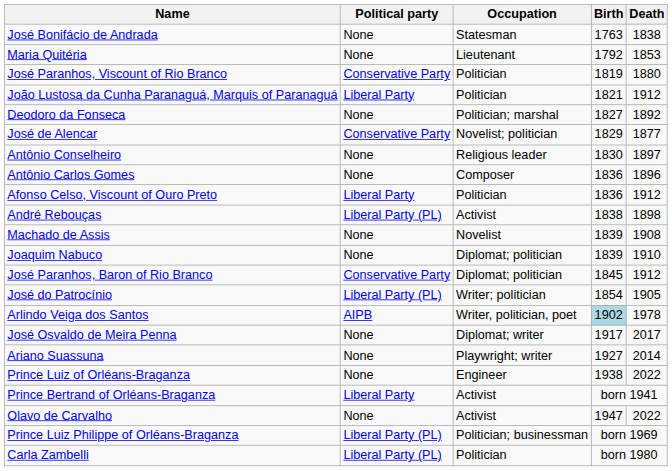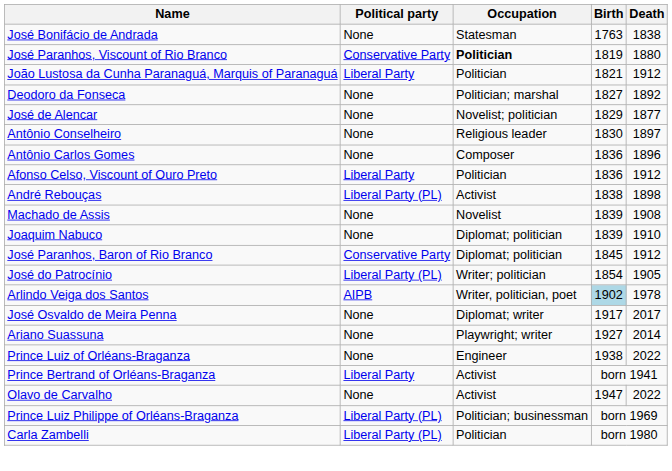- row: (47, 54)
(481, 74) normal -> (484, 54) bold
(397, 134) Conservative Party -> (359, 114) None
